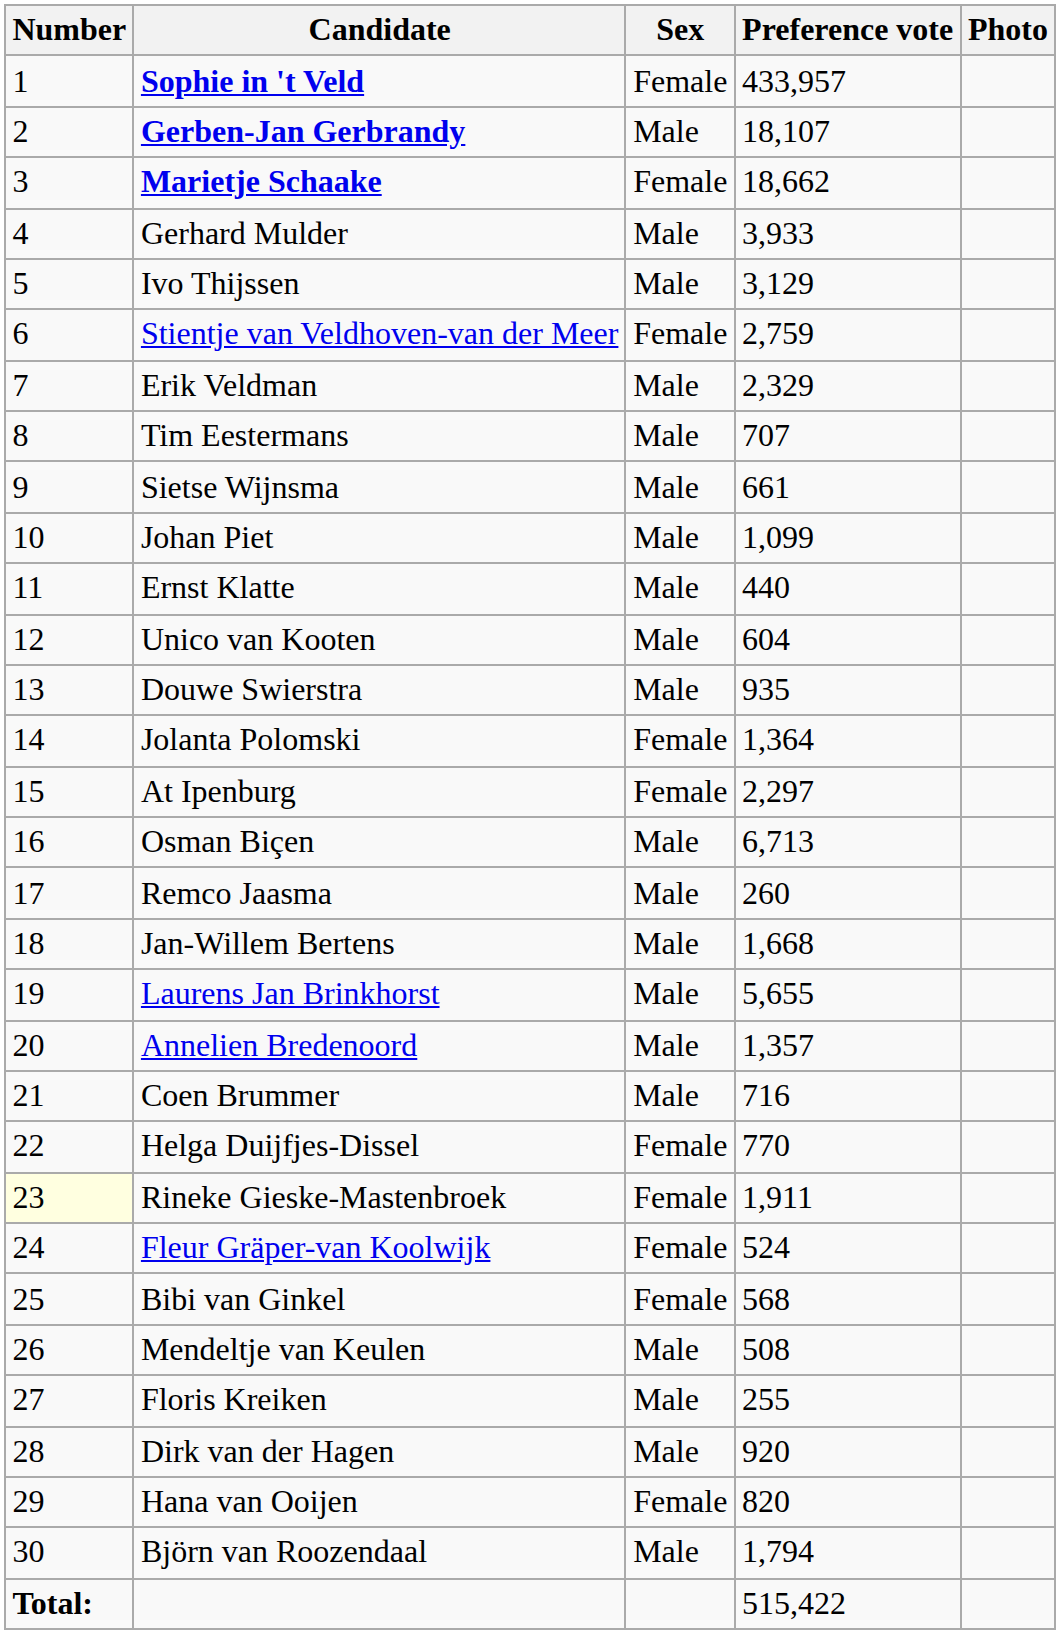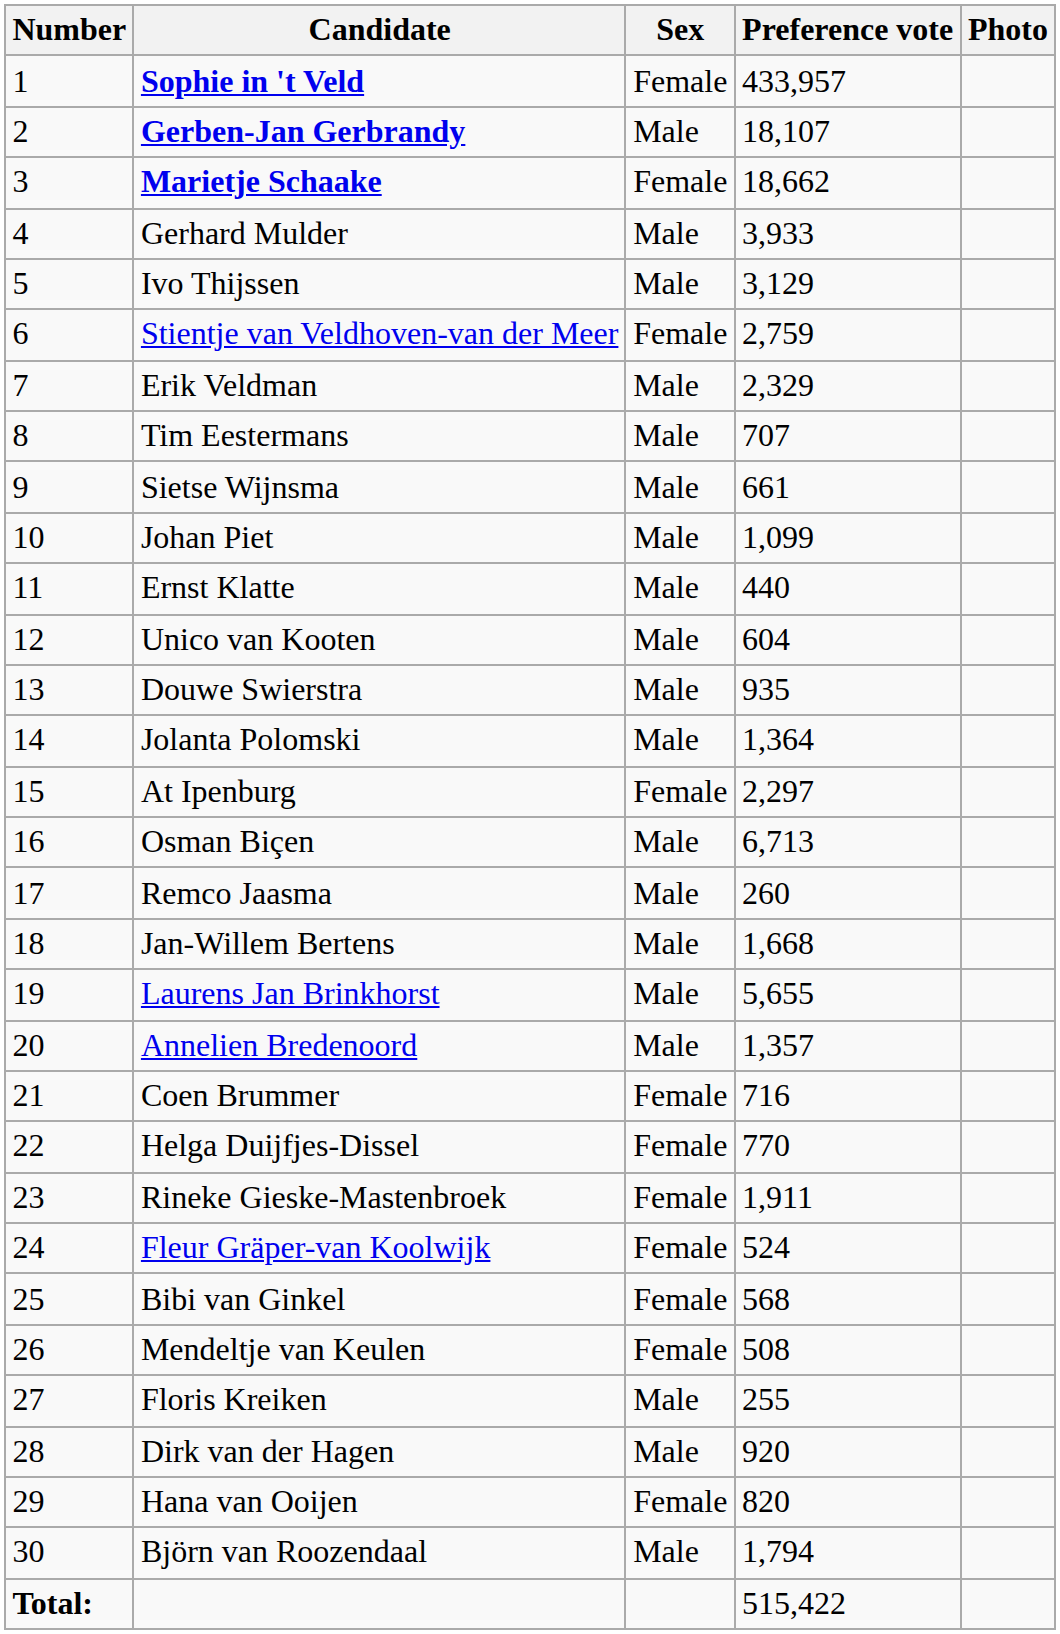(680, 740) Female -> (666, 740) Male
(666, 1095) Male -> (680, 1095) Female
(28, 1197) lightyellow background -> (28, 1197) no background
(666, 1349) Male -> (680, 1349) Female
